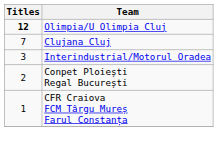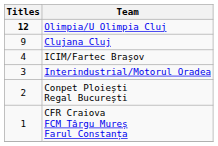(23, 42) 7 -> (23, 42) 9
+ row: (94, 57)
